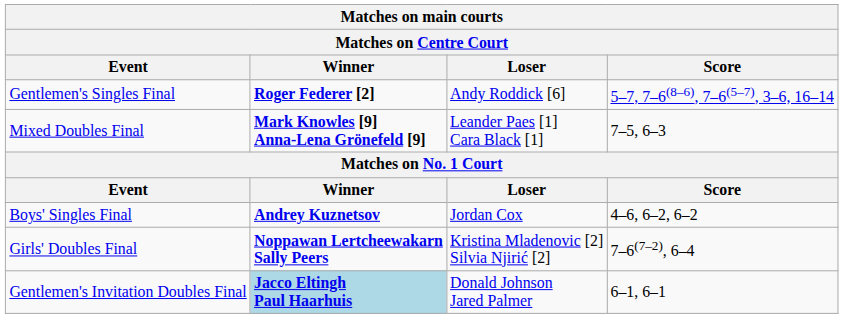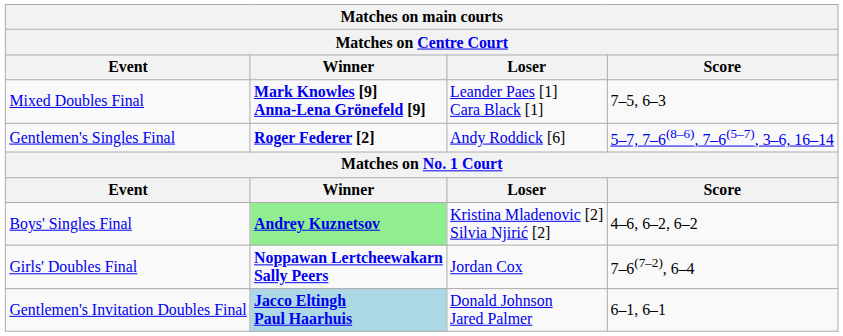rows swapped: (92, 94) <-> (77, 130)
(317, 215) no background -> (317, 223) lightgreen background
(486, 215) Jordan Cox -> (527, 223) Kristina Mladenovic [2] Silvia Njirić [2]
(527, 249) Kristina Mladenovic [2] Silvia Njirić [2] -> (486, 266) Jordan Cox
